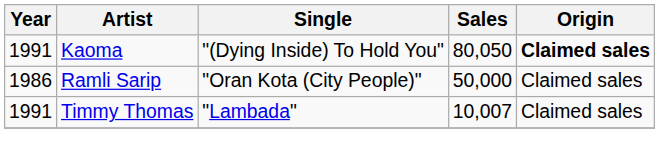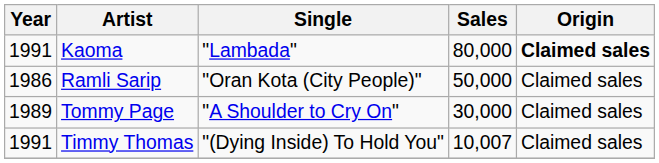(323, 50) "(Dying Inside) To Hold You" -> (250, 50) "Lambada"
(482, 50) 80,050 -> (482, 50) 80,000
+ row: (118, 111)
(250, 111) "Lambada" -> (323, 142) "(Dying Inside) To Hold You"
